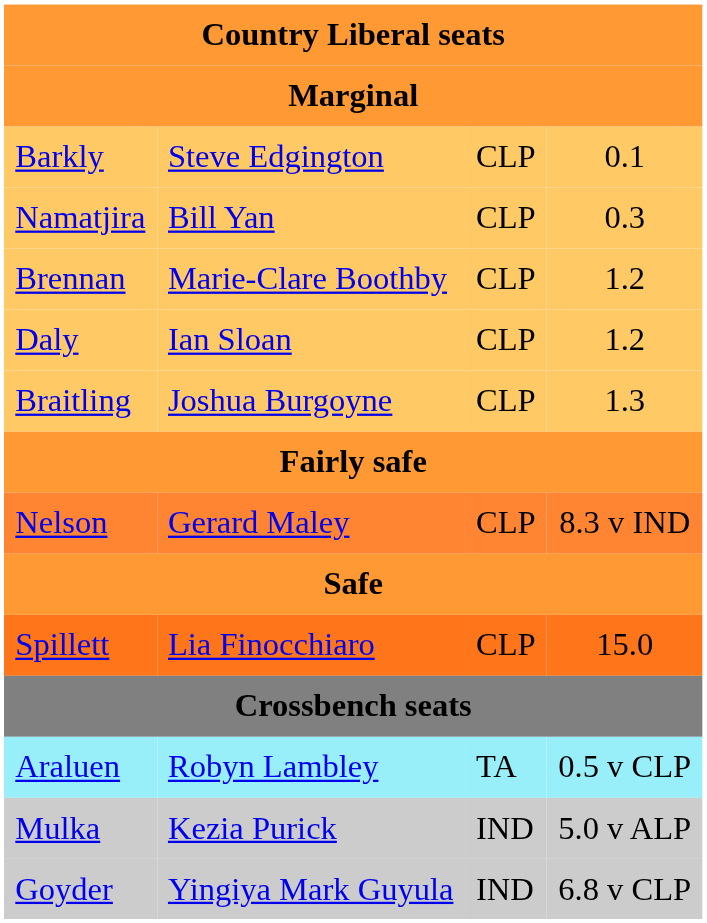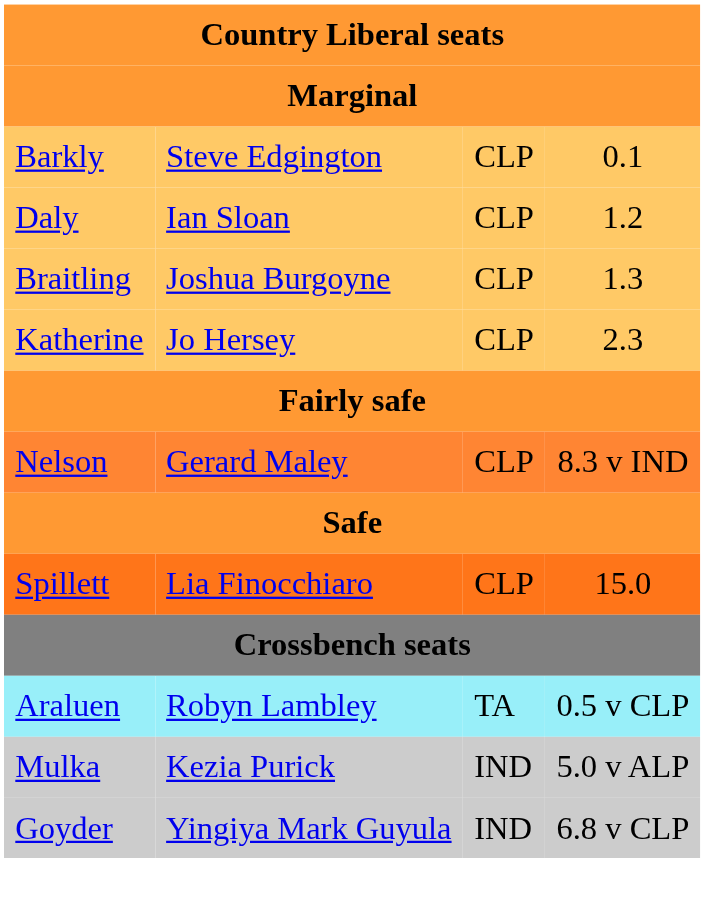- row: (80, 216)
- row: (70, 277)
+ row: (79, 338)
